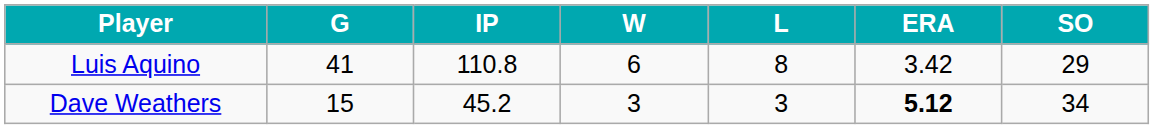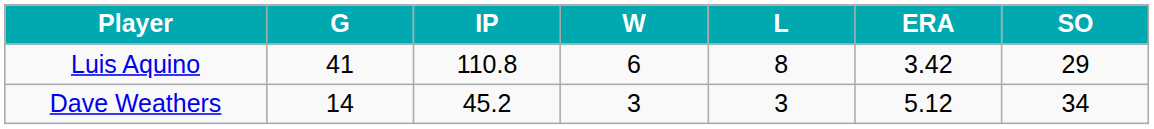(340, 103) 15 -> (340, 103) 14
(928, 103) bold -> (928, 103) normal
